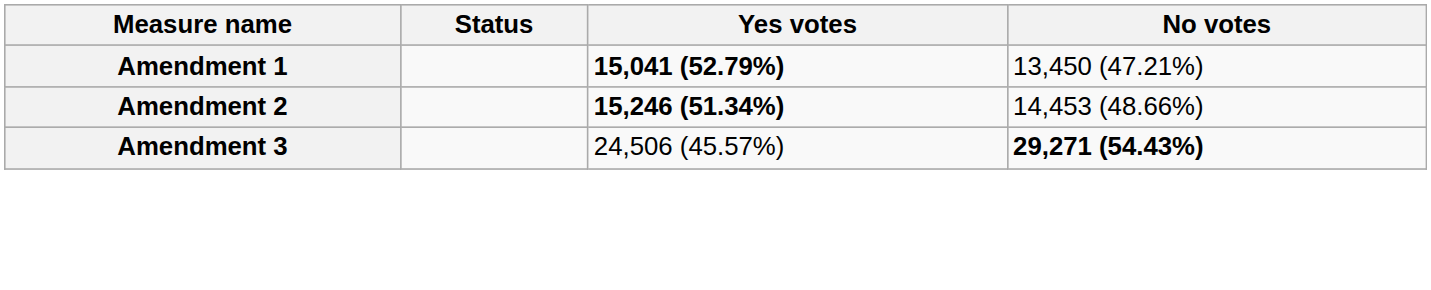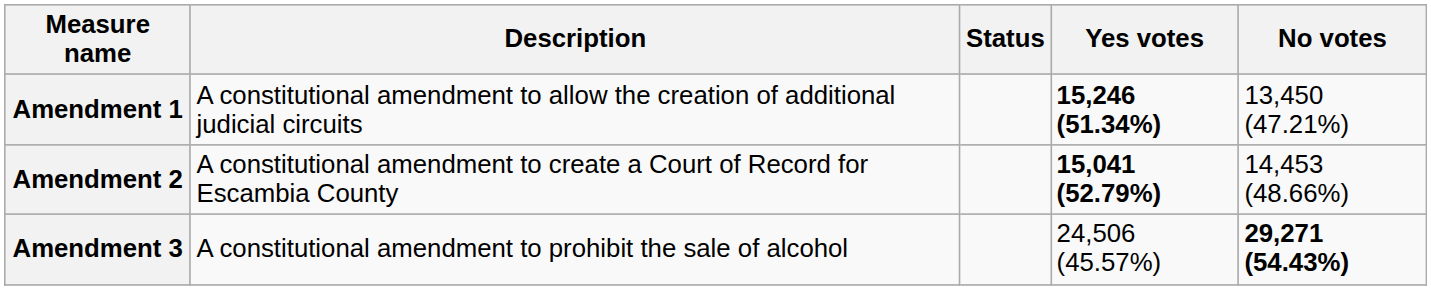+ column: (575, 39)
(689, 65) 15,041 (52.79%) -> (1109, 109) 15,246 (51.34%)
(689, 106) 15,246 (51.34%) -> (1109, 179) 15,041 (52.79%)
